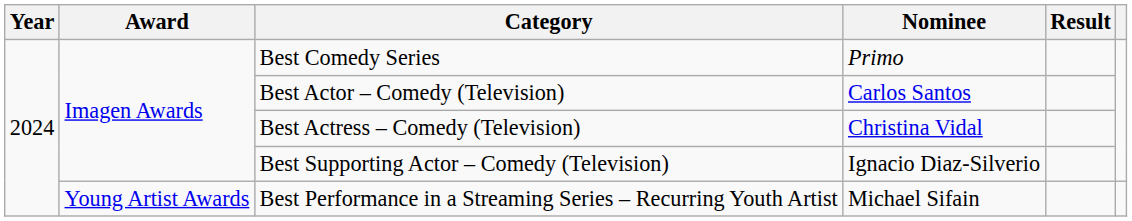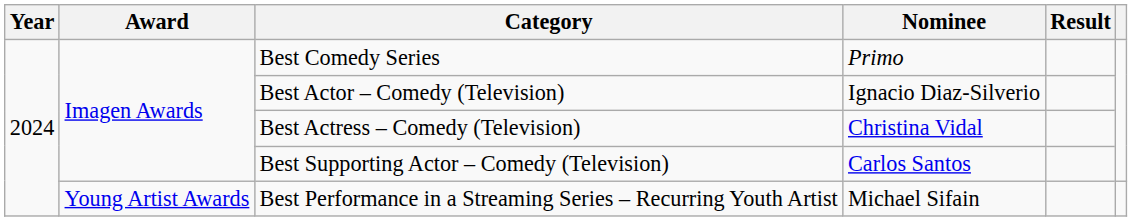(909, 92) Carlos Santos -> (944, 92) Ignacio Diaz-Silverio
(944, 163) Ignacio Diaz-Silverio -> (909, 163) Carlos Santos
